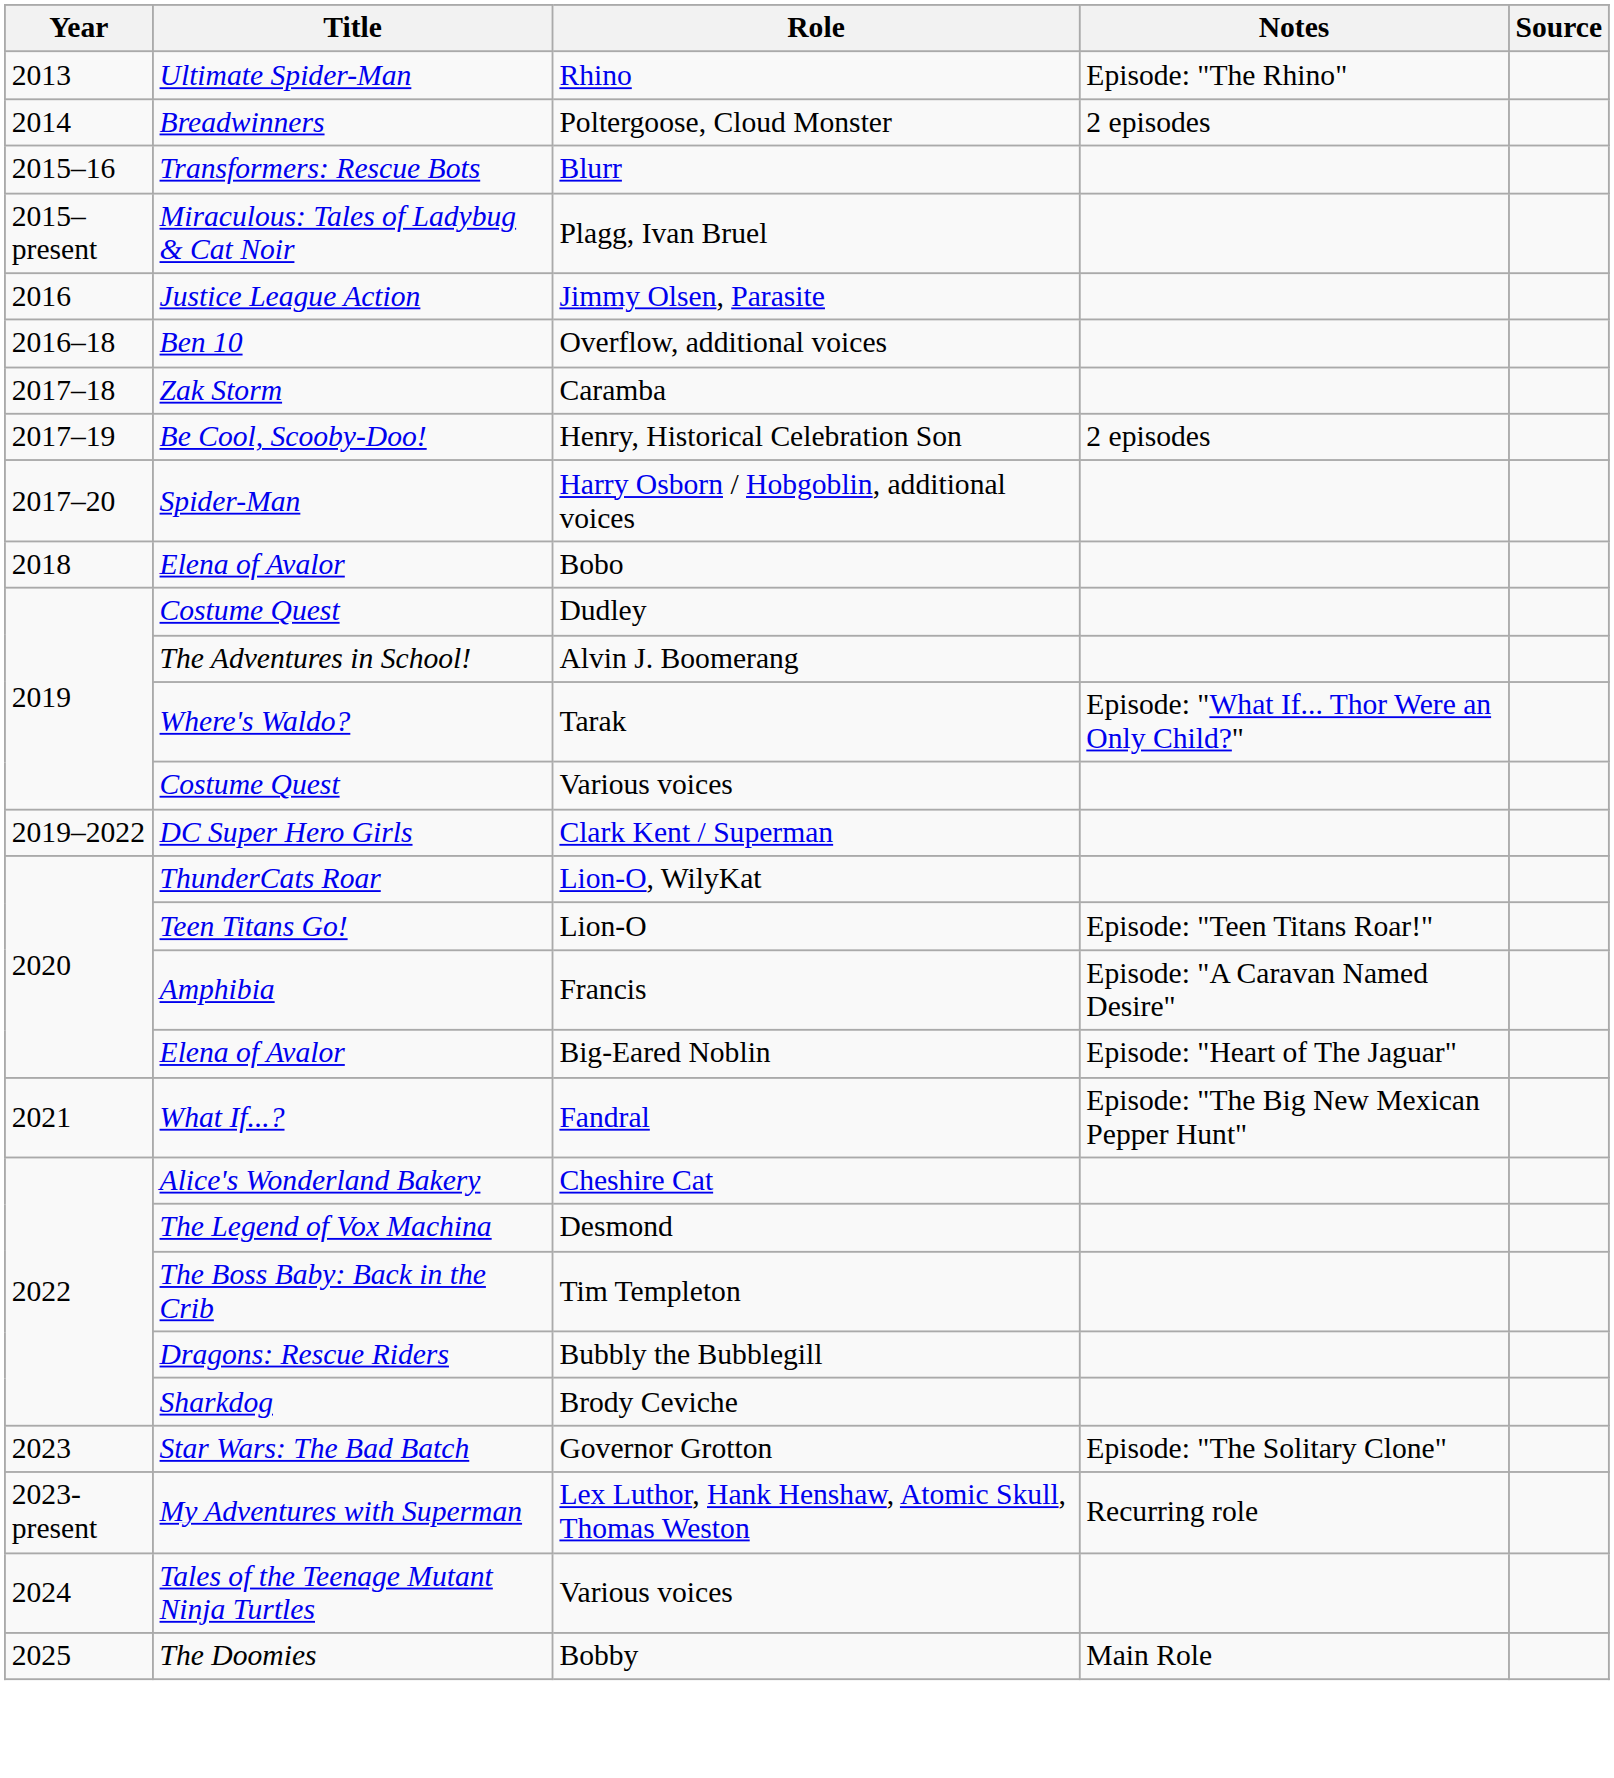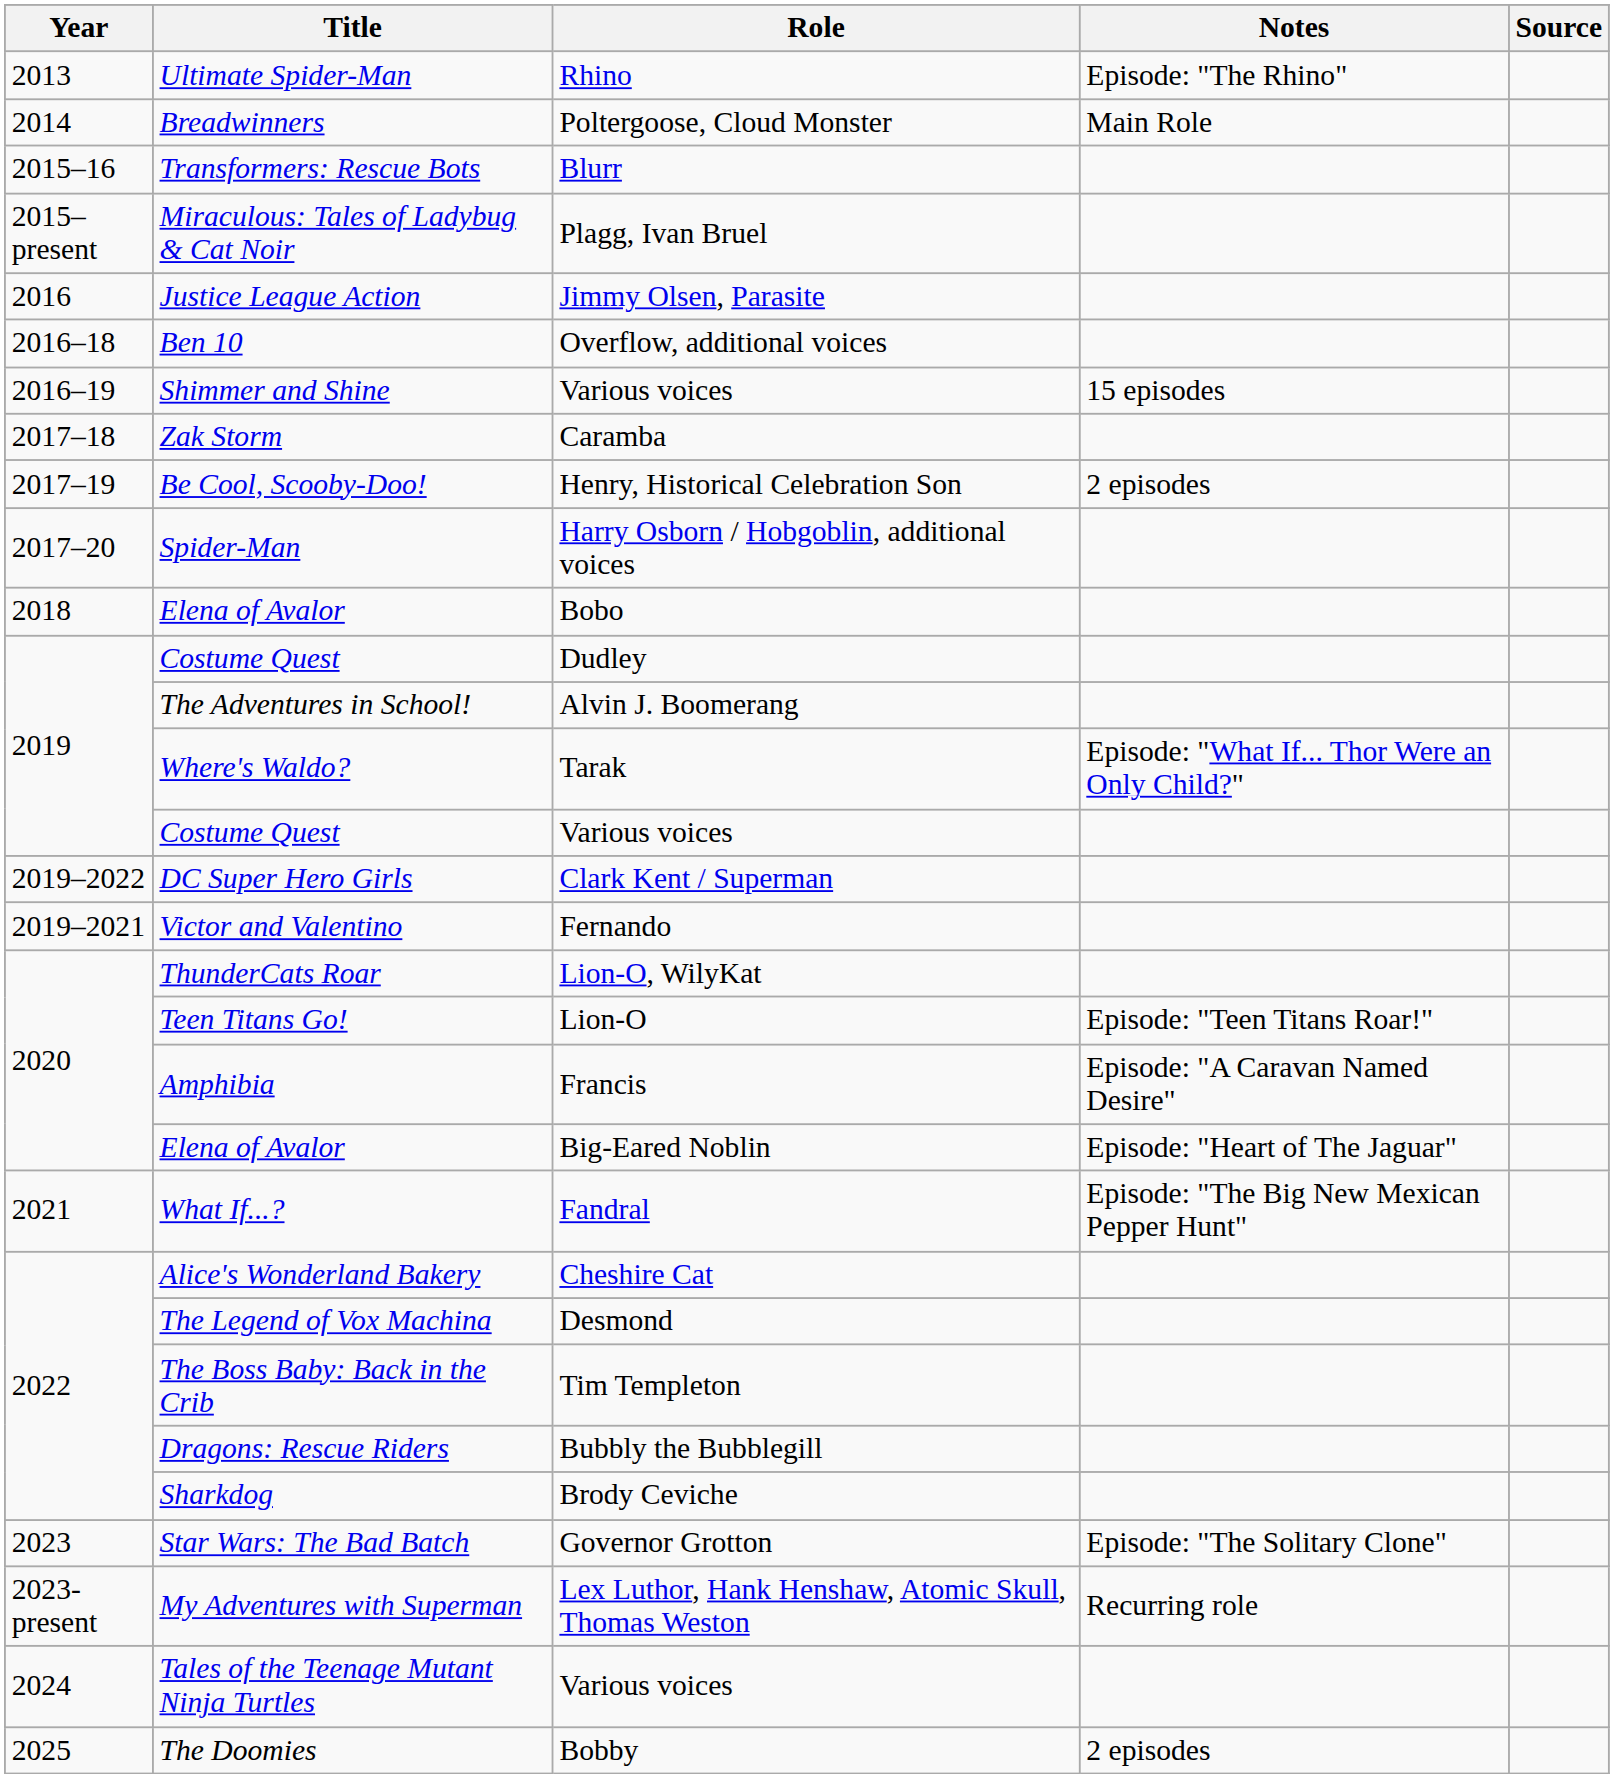(1148, 121) 2 episodes -> (1149, 121) Main Role
+ row: (275, 389)
+ row: (281, 925)
(1149, 1655) Main Role -> (1148, 1749) 2 episodes
